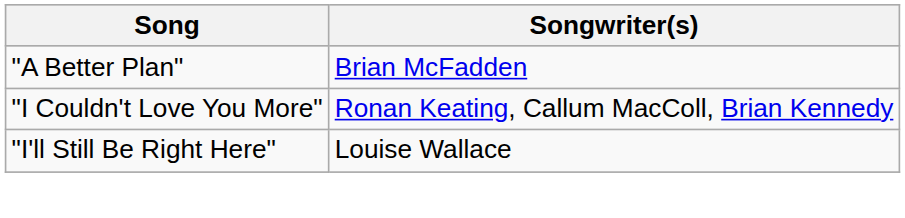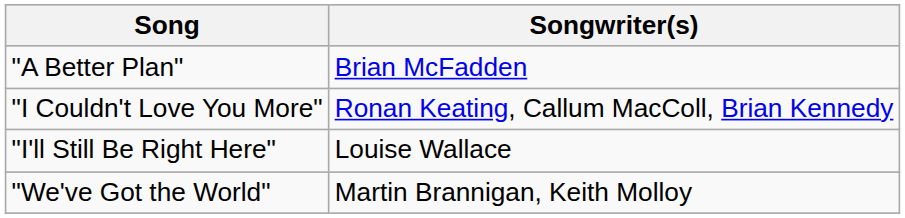+ row: (141, 191)
